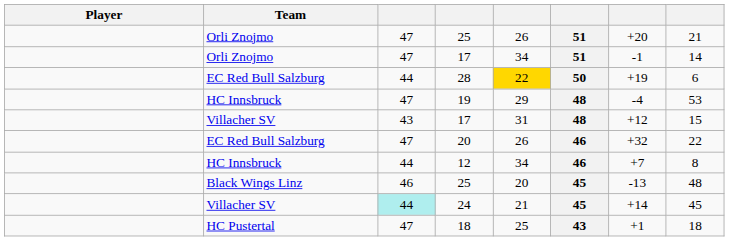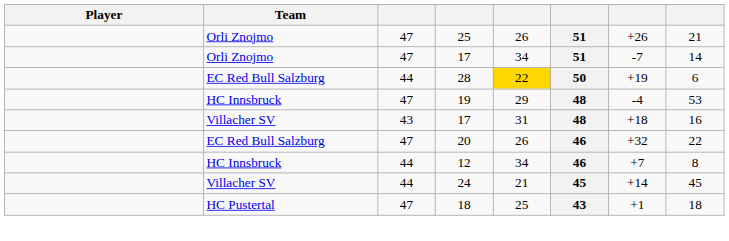(637, 36) +20 -> (637, 36) +26
(637, 57) -1 -> (637, 57) -7
(637, 120) +12 -> (637, 120) +18
(695, 120) 15 -> (695, 120) 16
- row: (254, 183)
(406, 204) paleturquoise background -> (406, 183) no background
